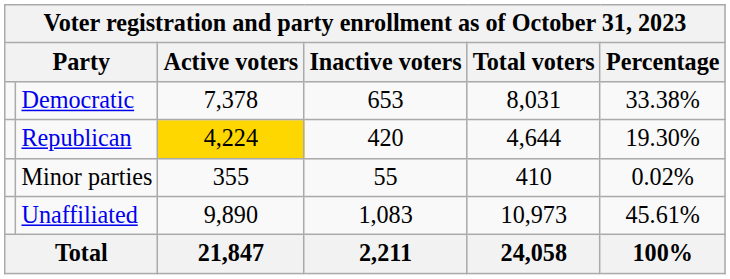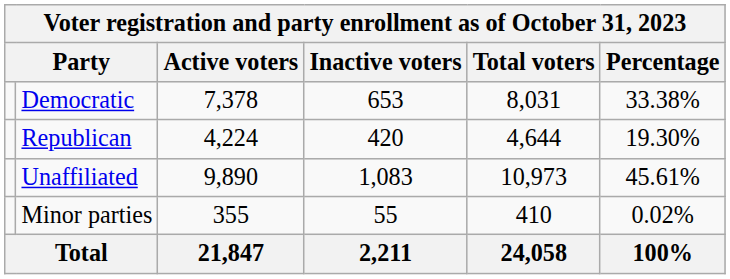(231, 138) gold background -> (231, 138) no background
rows swapped: (80, 215) <-> (87, 176)
